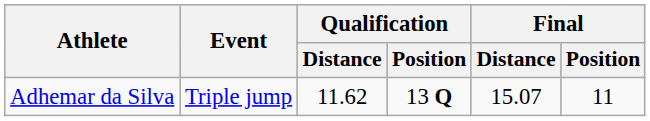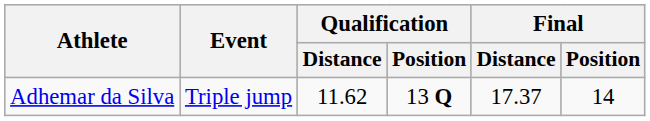(516, 96) 15.07 -> (516, 96) 17.37
(603, 96) 11 -> (603, 96) 14
